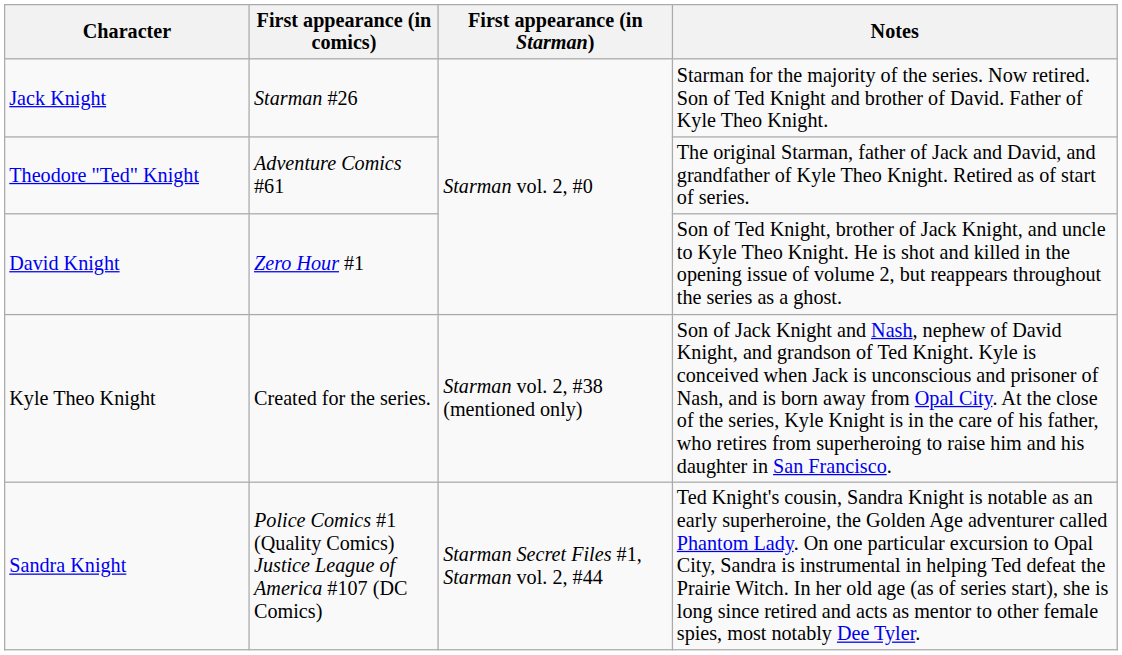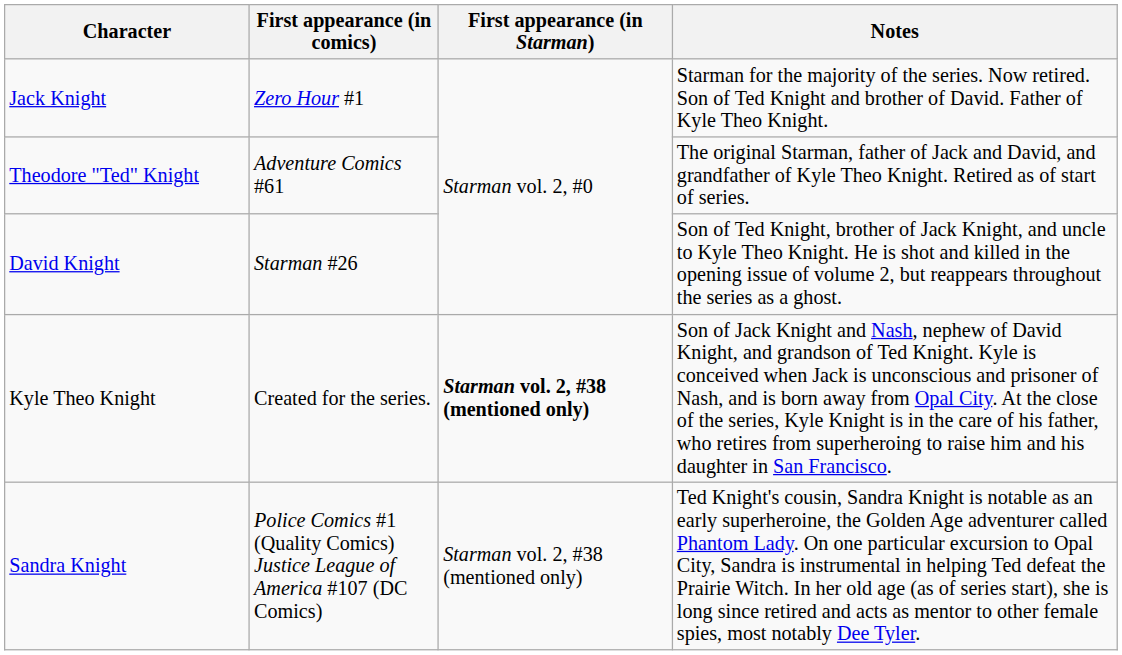(306, 97) Starman #26 -> (309, 97) Zero Hour #1
(309, 263) Zero Hour #1 -> (306, 263) Starman #26
(523, 397) normal -> (525, 397) bold
(542, 565) Starman Secret Files #1, Starman vol. 2, #44 -> (523, 565) Starman vol. 2, #38 (mentioned only)
